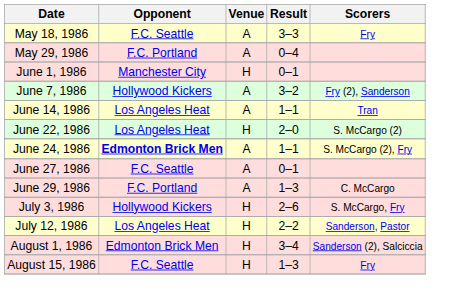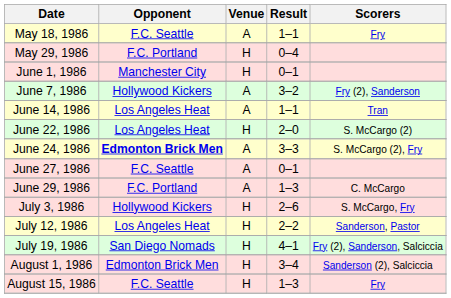(289, 33) 3–3 -> (289, 33) 1–1
(246, 53) A -> (246, 53) H
(289, 149) 1–1 -> (289, 149) 3–3
+ row: (51, 245)
